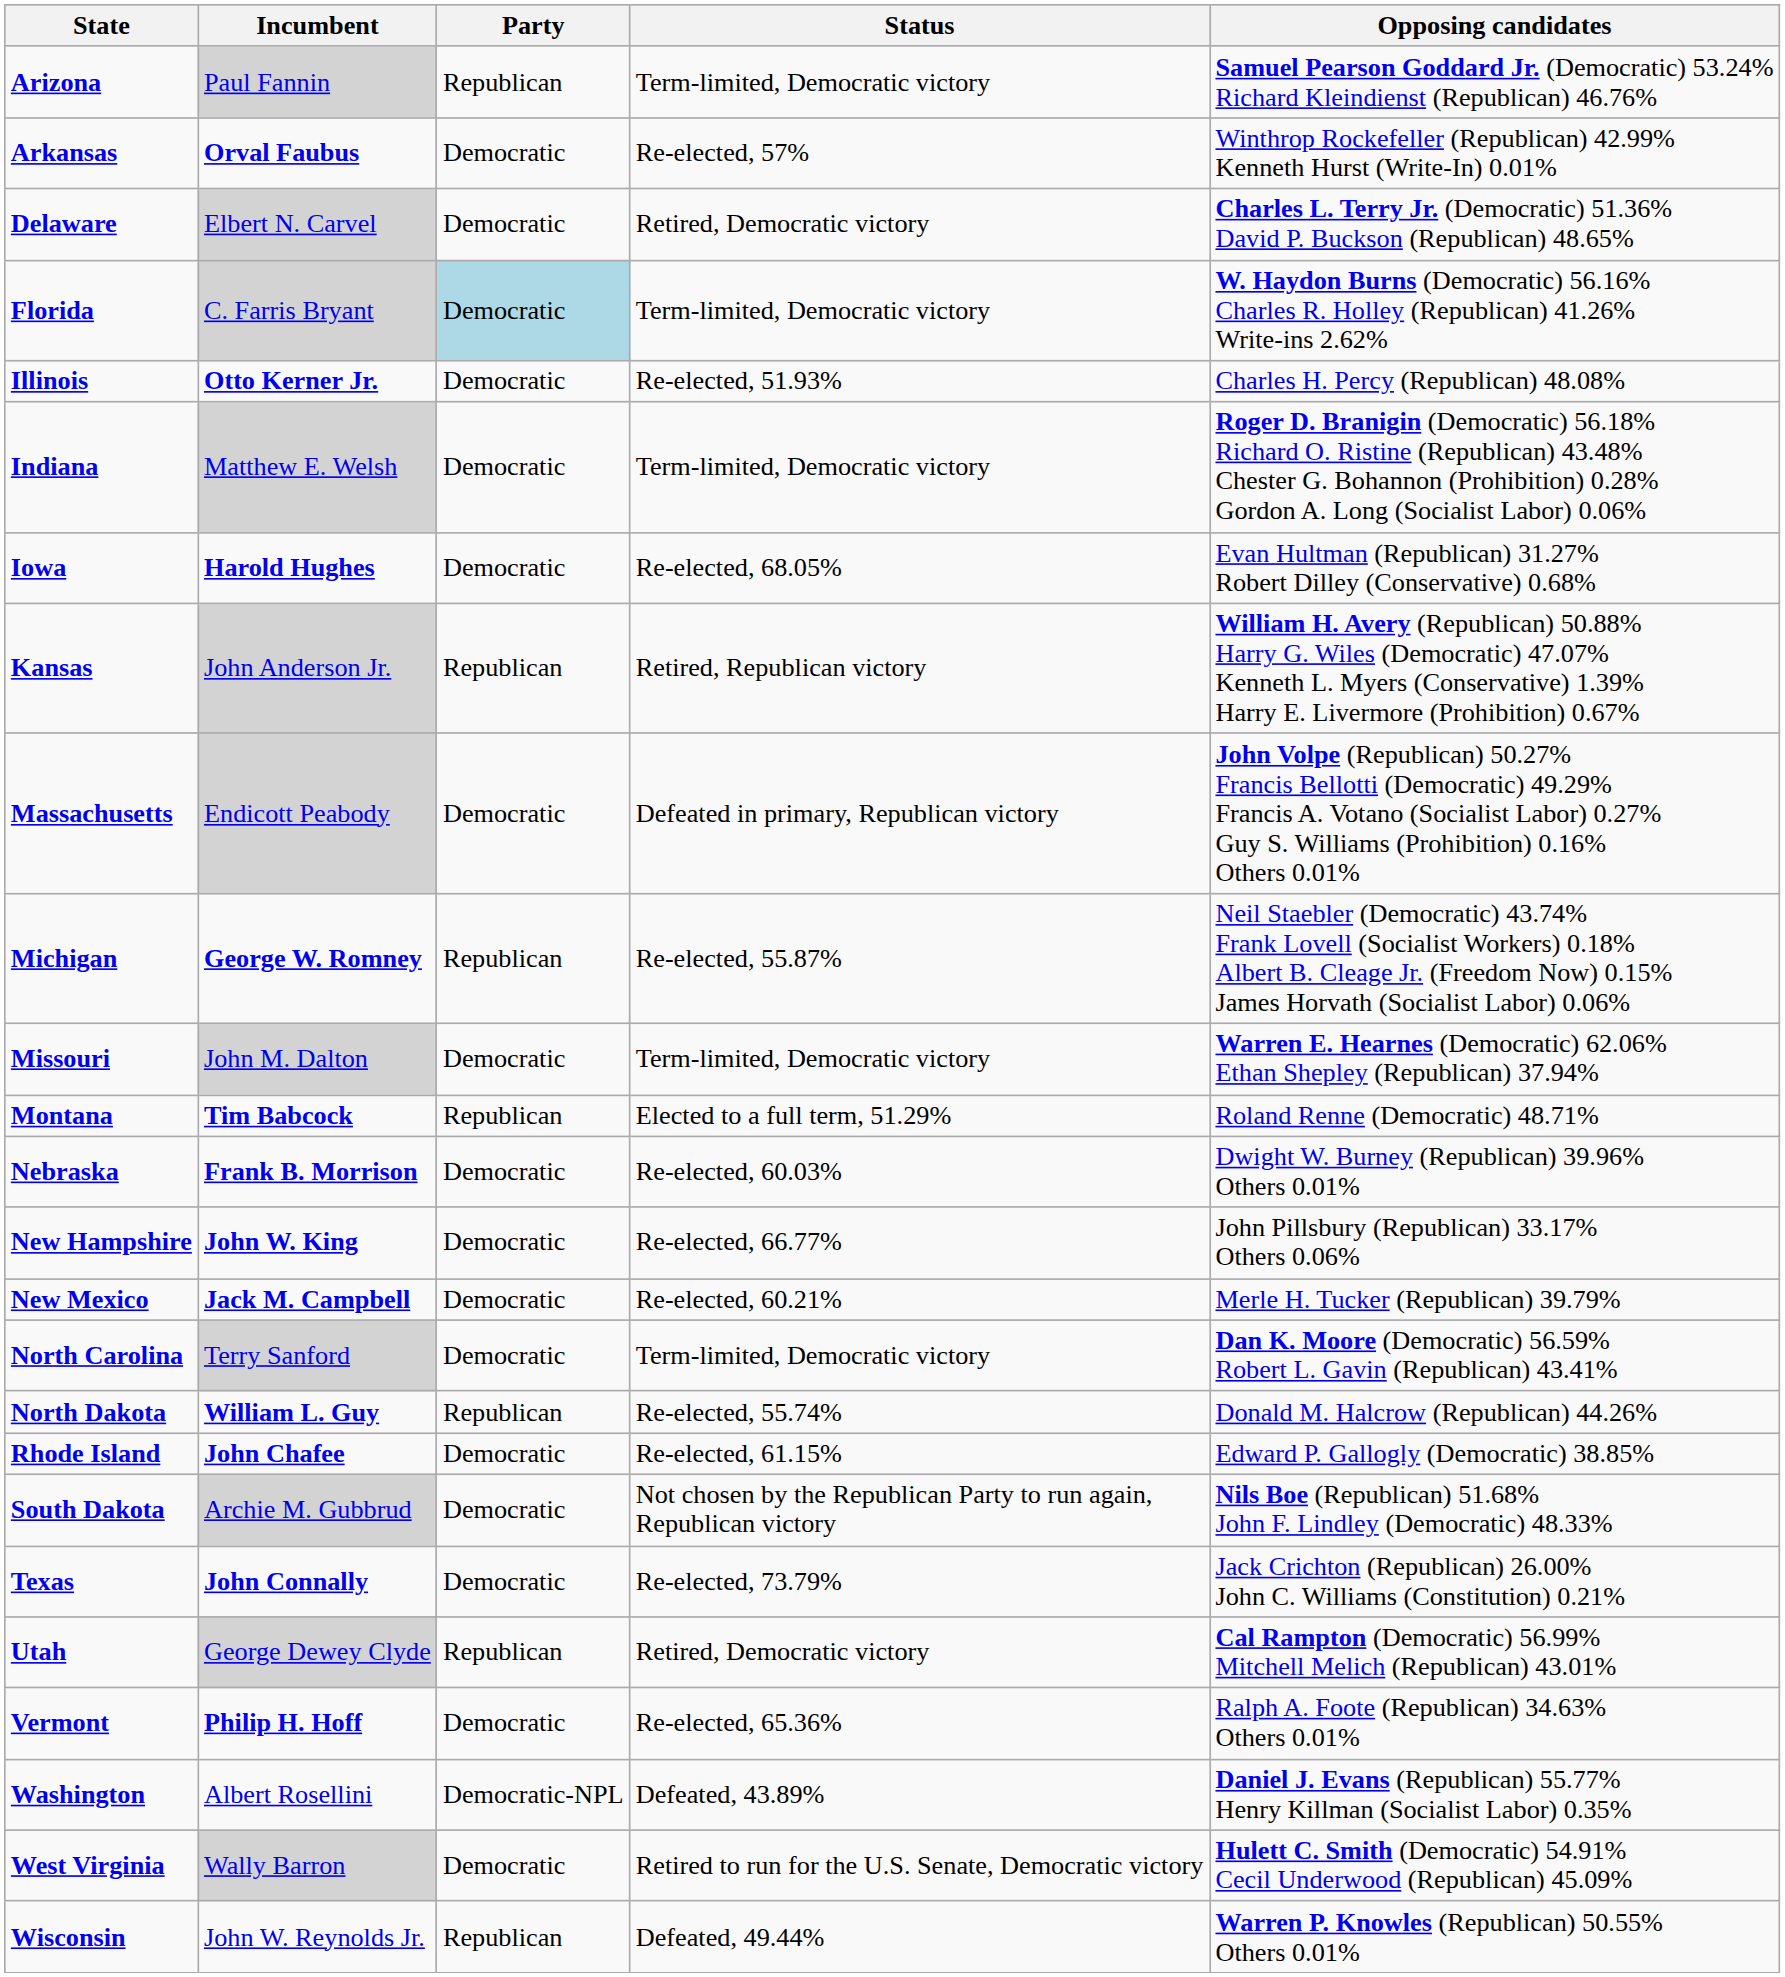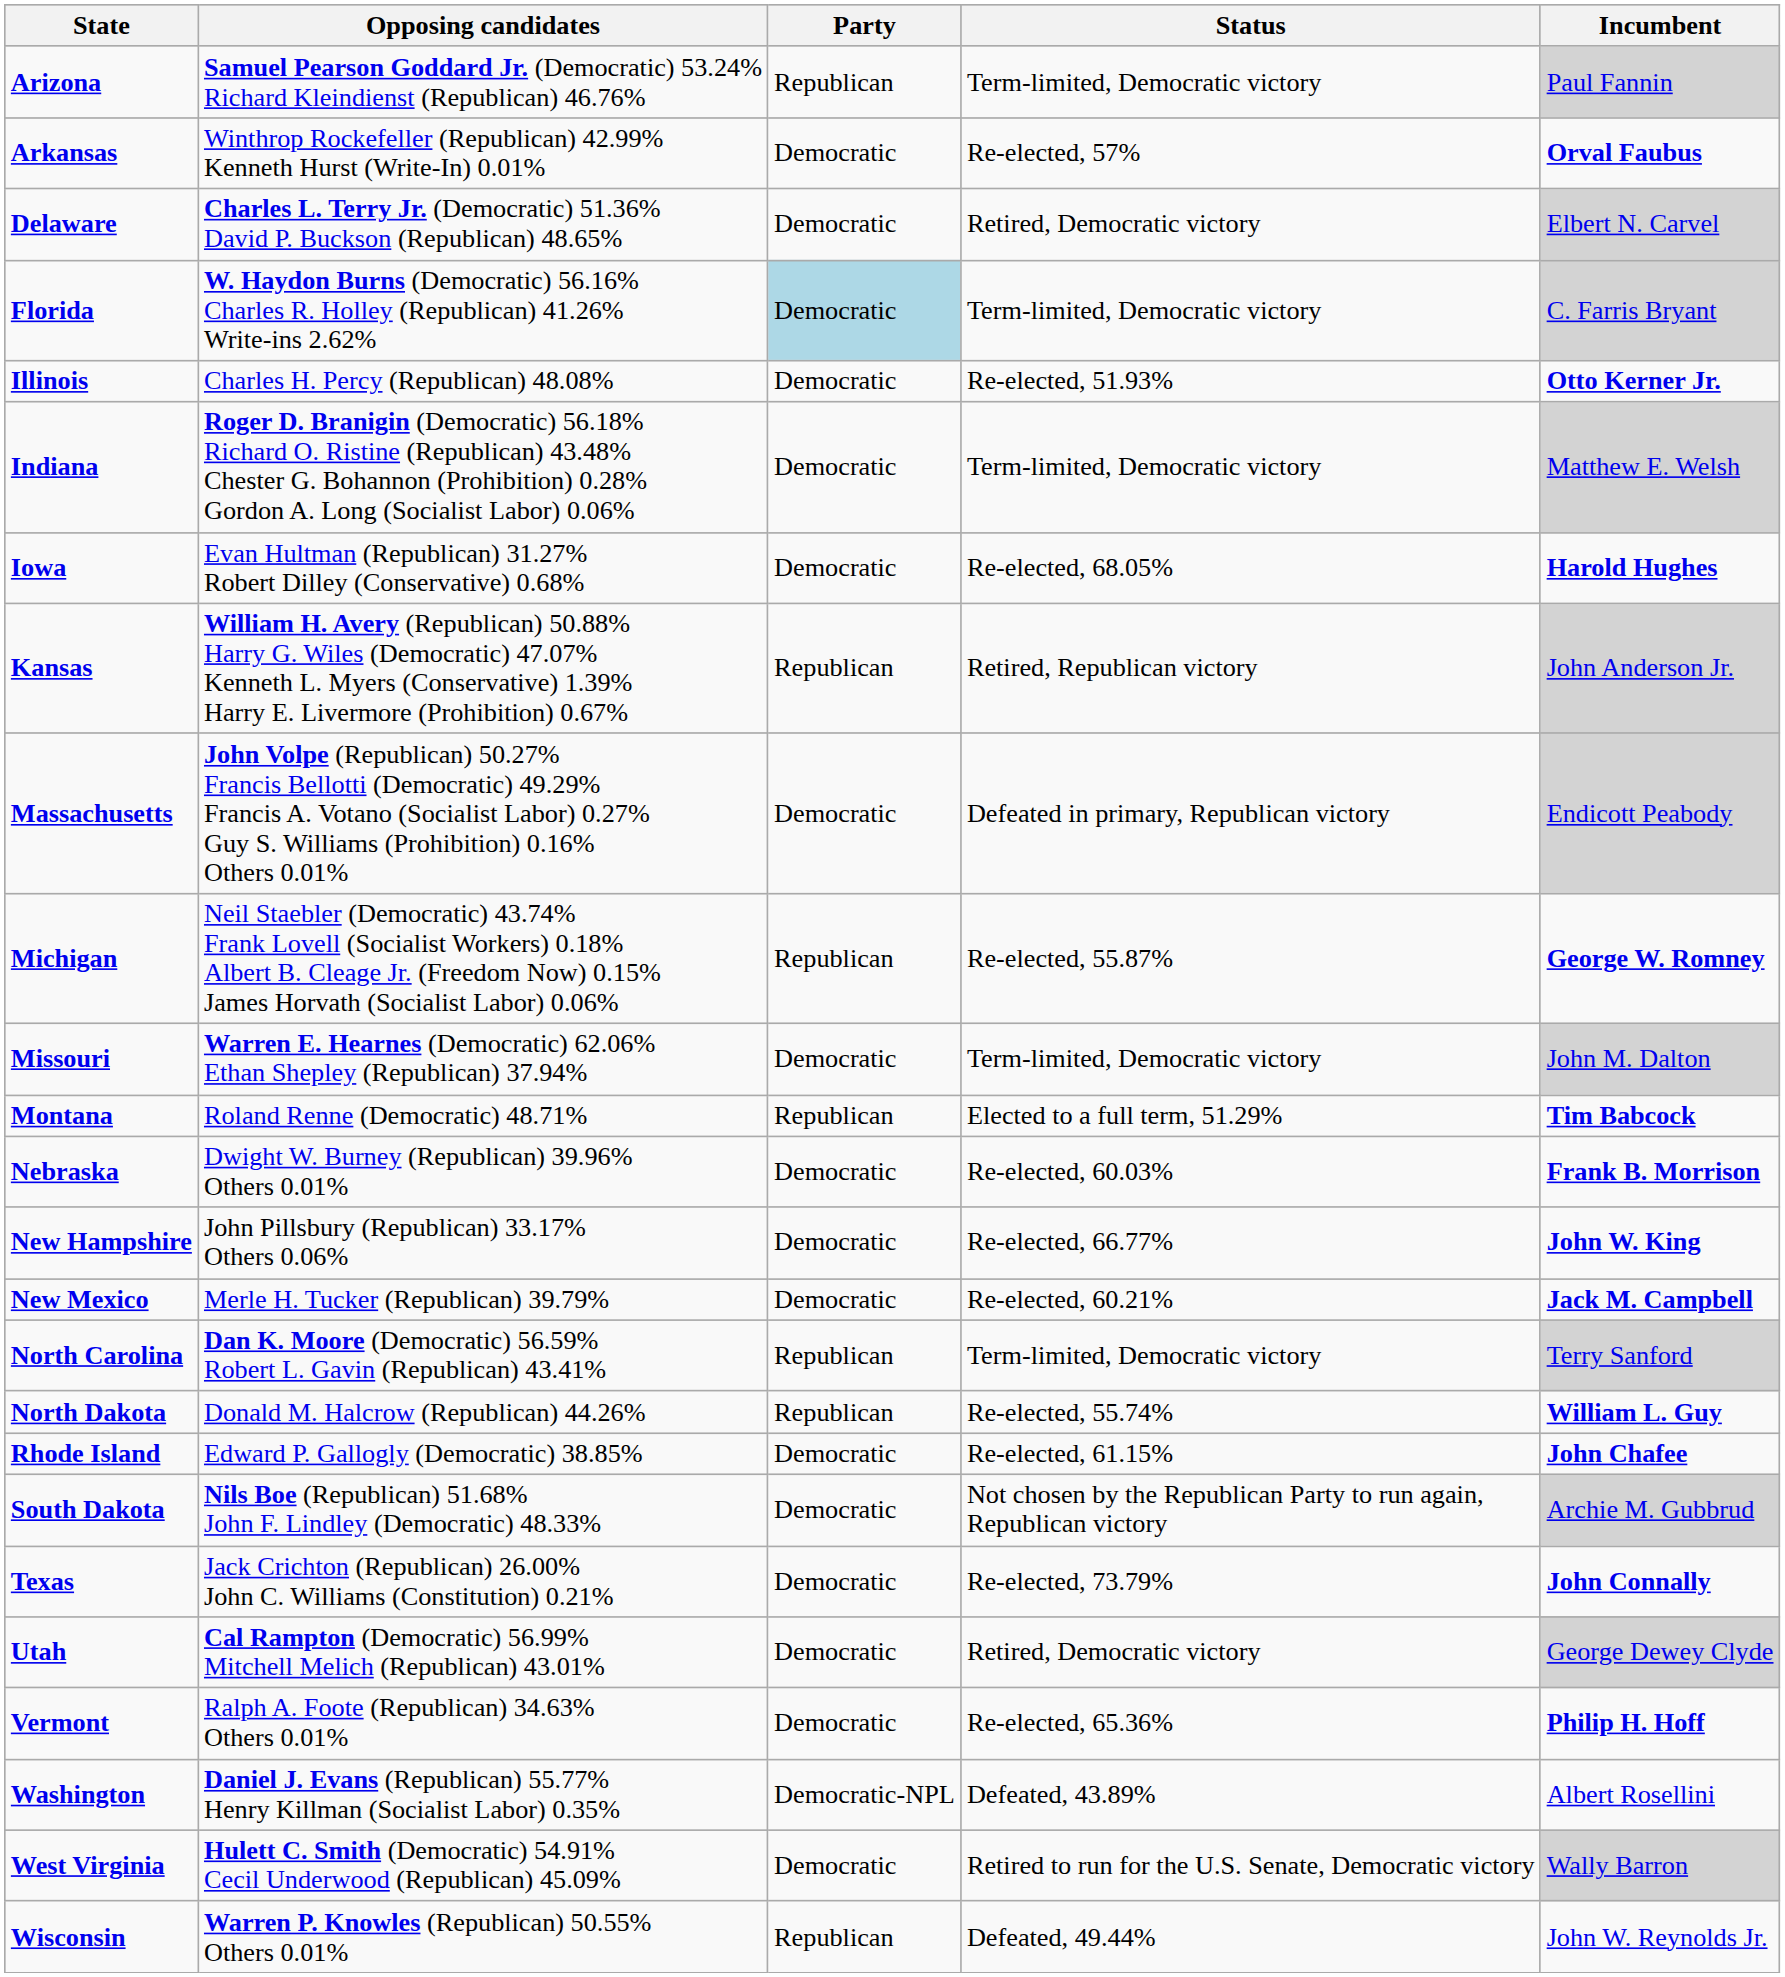columns swapped: (317, 25) <-> (1494, 25)
(504, 1355) Democratic -> (834, 1355) Republican
(503, 1651) Republican -> (835, 1651) Democratic
